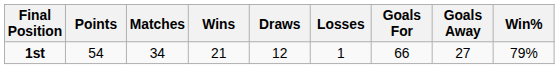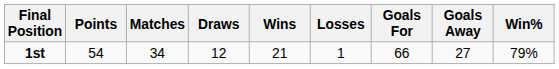columns swapped: (219, 23) <-> (280, 23)
